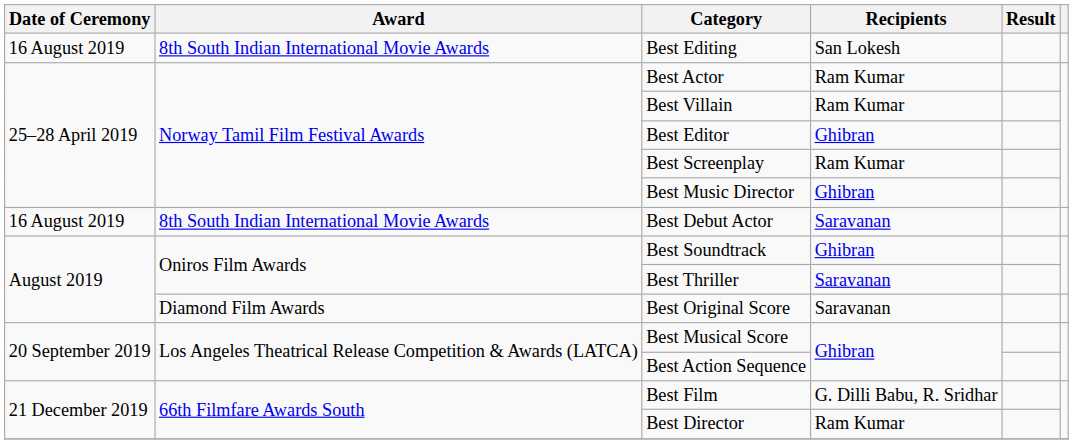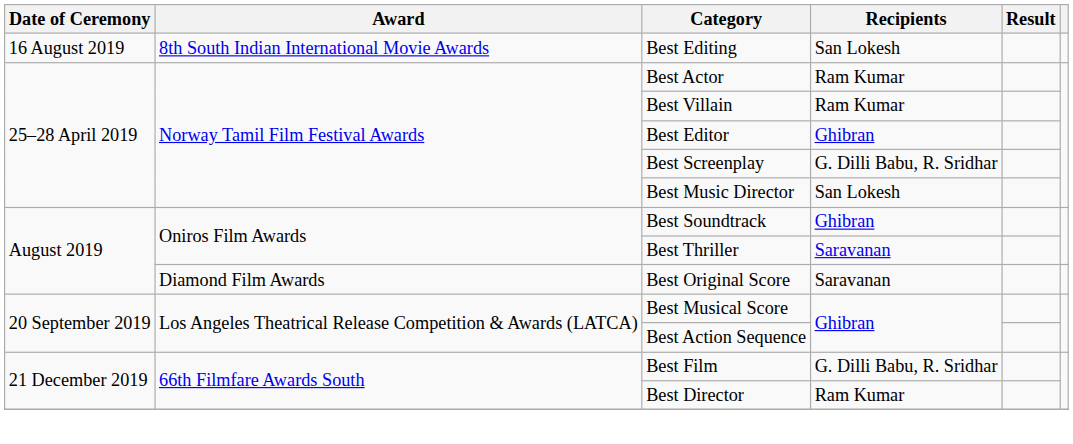(859, 163) Ram Kumar -> (906, 163) G. Dilli Babu, R. Sridhar
(845, 192) Ghibran -> (857, 192) San Lokesh
- row: (709, 221)
